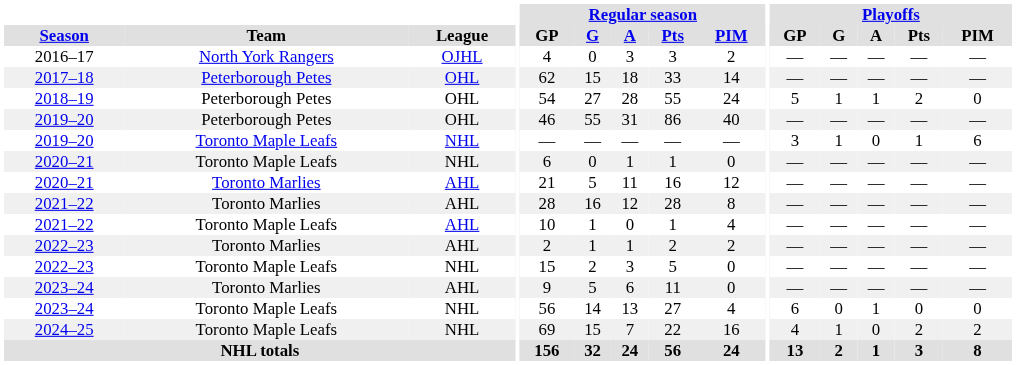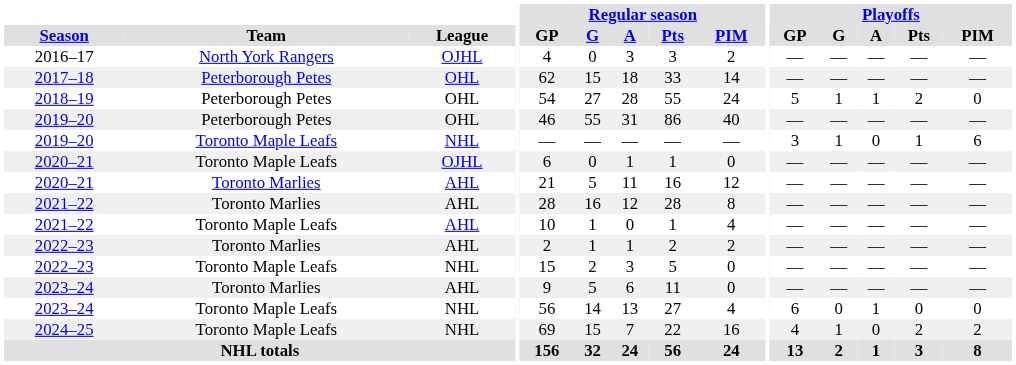(462, 161) NHL -> (462, 161) OJHL
